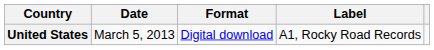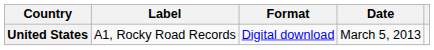columns swapped: (134, 14) <-> (350, 14)
